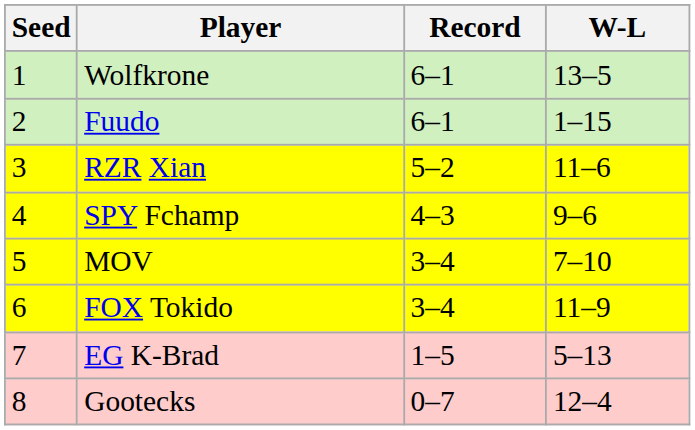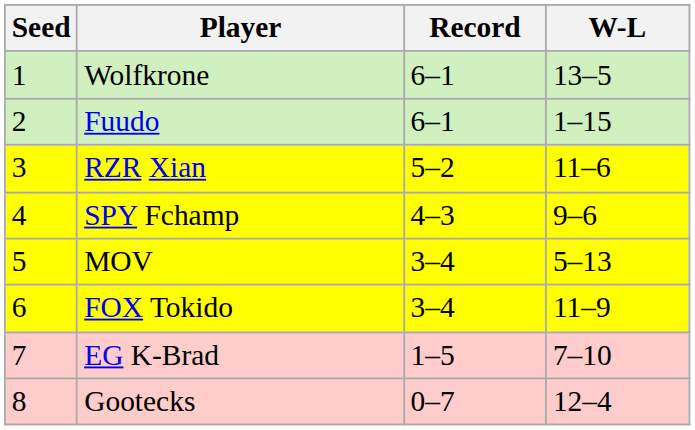(582, 261) 7–10 -> (582, 261) 5–13
(582, 354) 5–13 -> (582, 354) 7–10
